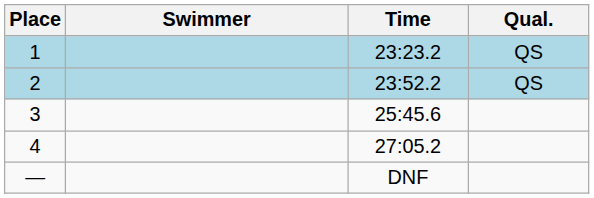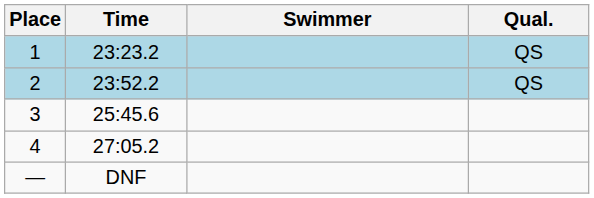columns swapped: (207, 20) <-> (408, 20)
